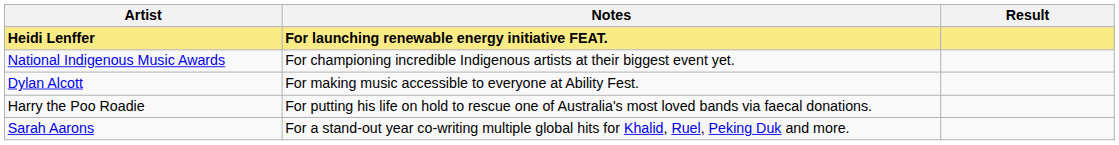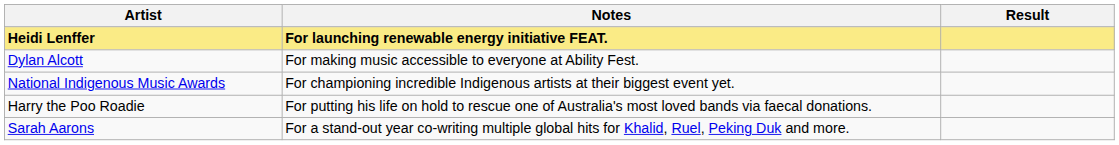rows swapped: (45, 83) <-> (116, 60)
